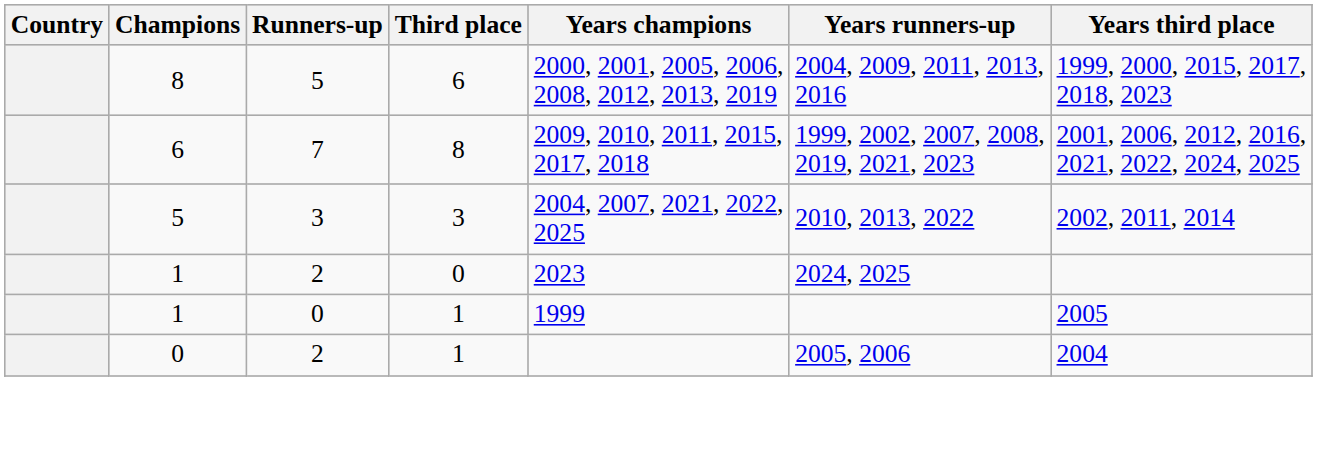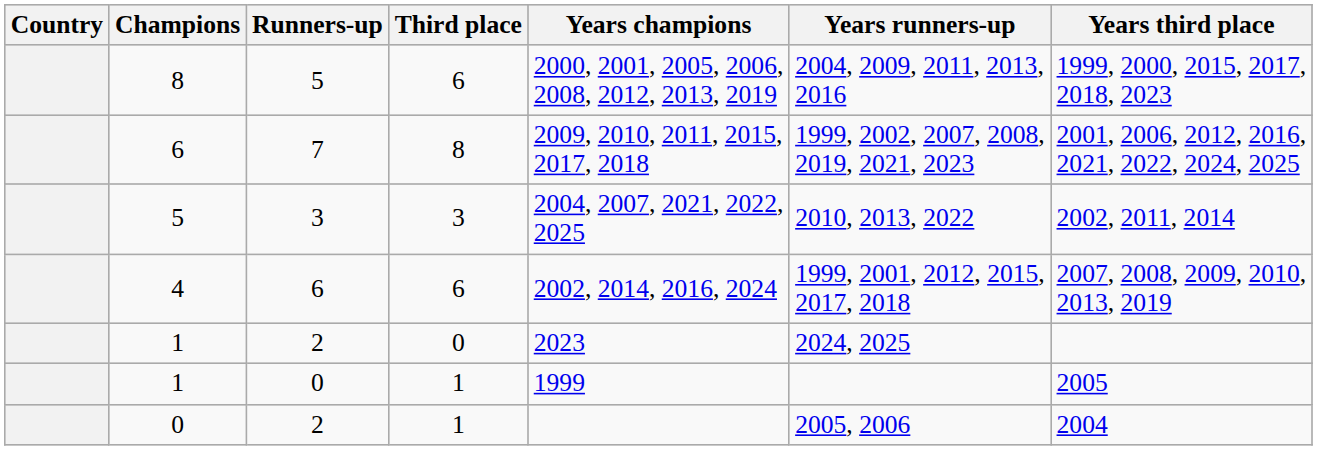+ row: (178, 288)
